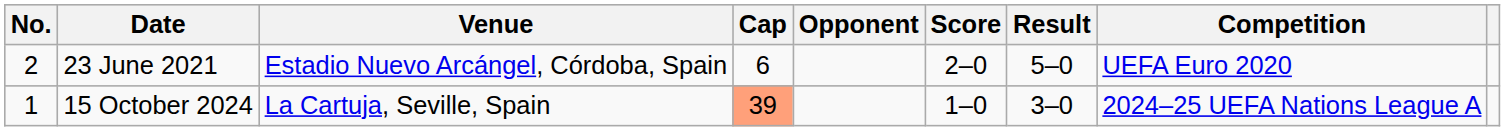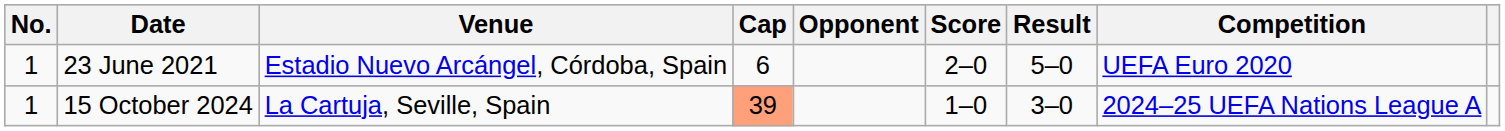(31, 65) 2 -> (31, 65) 1
